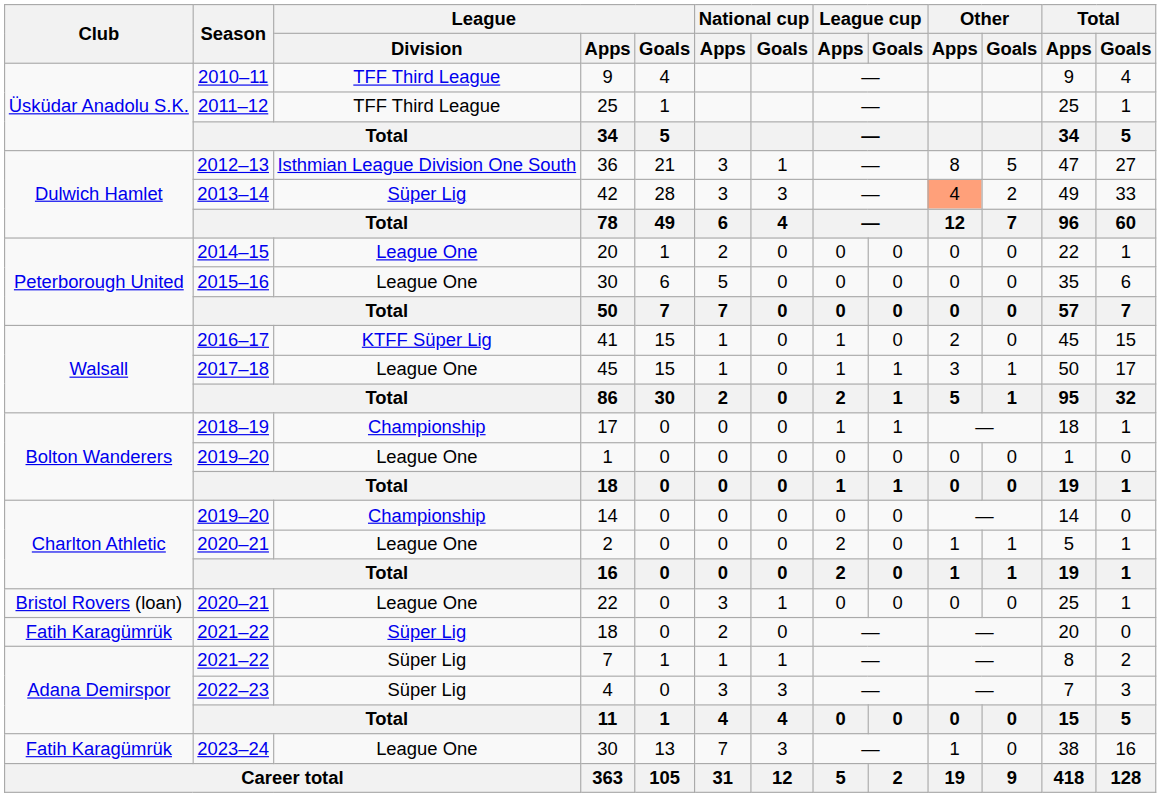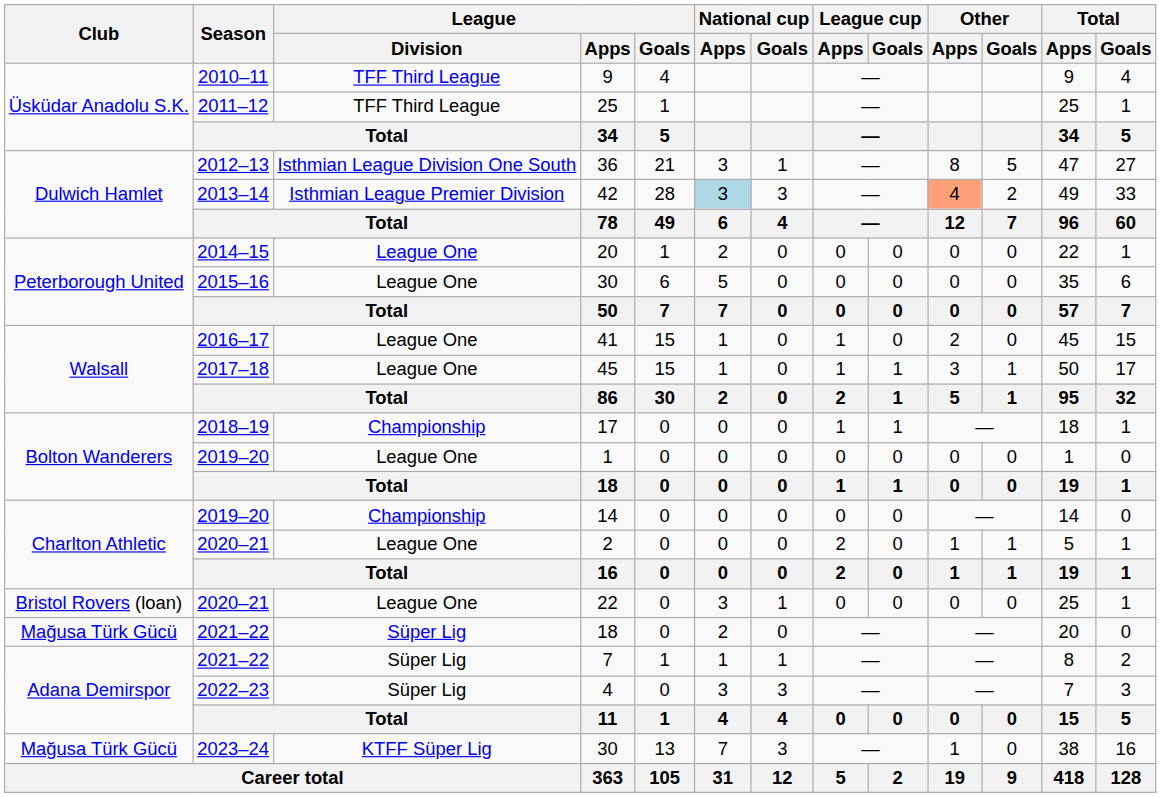(427, 194) Süper Lig -> (427, 194) Isthmian League Premier Division
(723, 194) no background -> (723, 194) lightblue background
(427, 340) KTFF Süper Lig -> (427, 340) League One
(99, 631) Fatih Karagümrük -> (99, 631) Mağusa Türk Gücü
(99, 748) Fatih Karagümrük -> (99, 748) Mağusa Türk Gücü
(427, 748) League One -> (427, 748) KTFF Süper Lig
